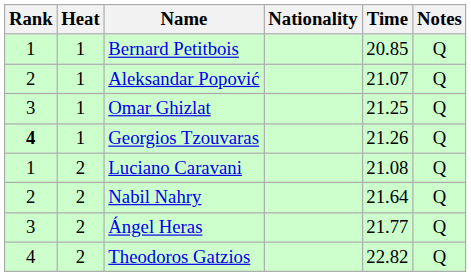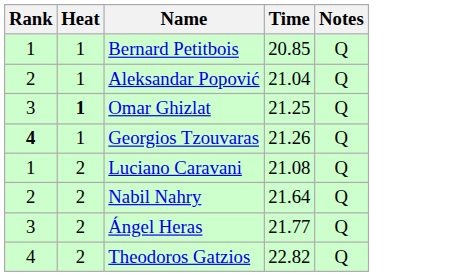- column: (313, 19)
(387, 78) 21.07 -> (289, 78) 21.04
(80, 108) normal -> (80, 108) bold
